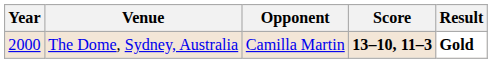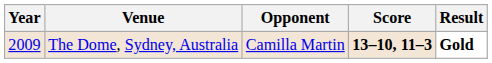(24, 44) 2000 -> (24, 44) 2009
